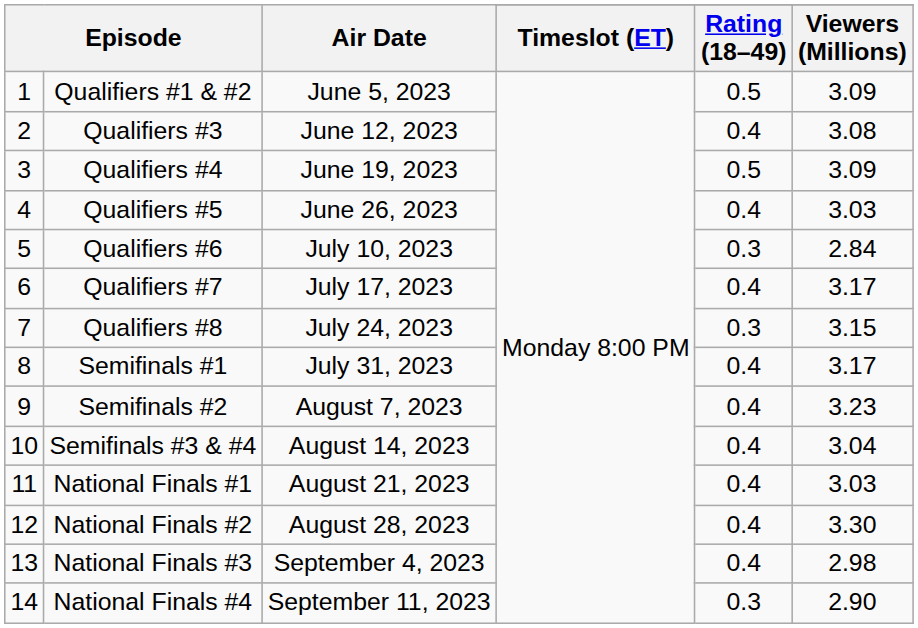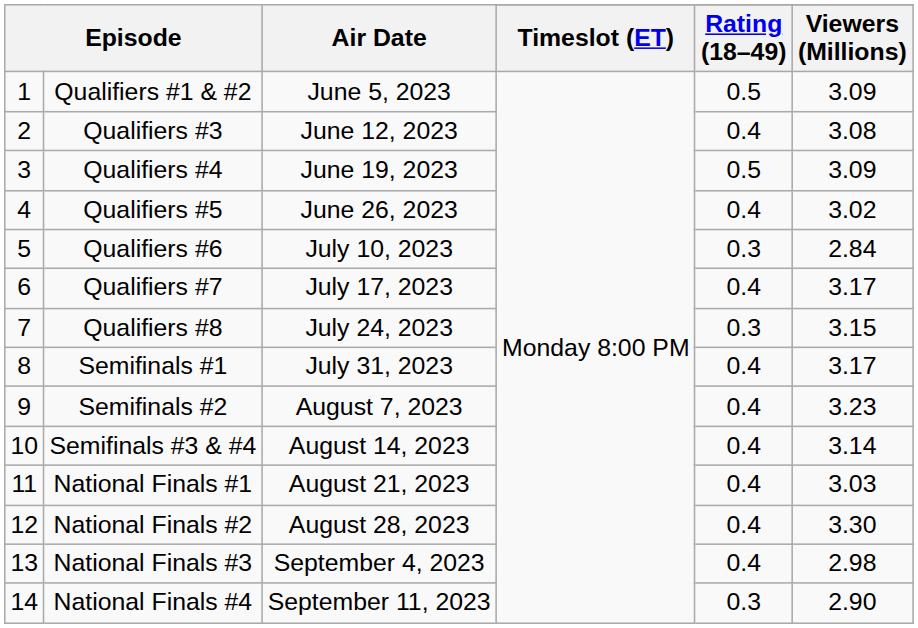(852, 209) 3.03 -> (852, 209) 3.02
(852, 445) 3.04 -> (852, 445) 3.14
